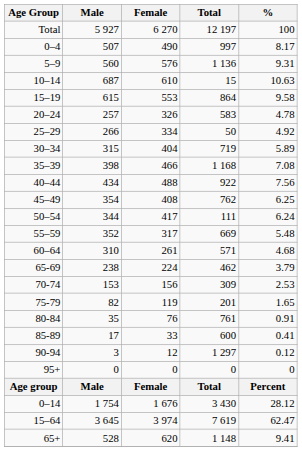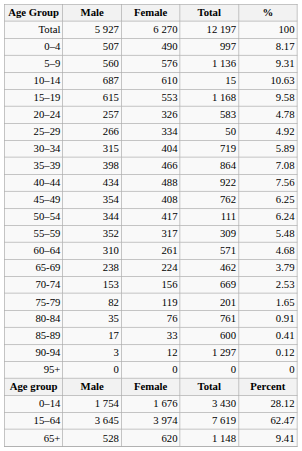(228, 98) 864 -> (224, 98) 1 168
(224, 166) 1 168 -> (228, 166) 864
(228, 234) 669 -> (228, 234) 309
(228, 285) 309 -> (228, 285) 669
